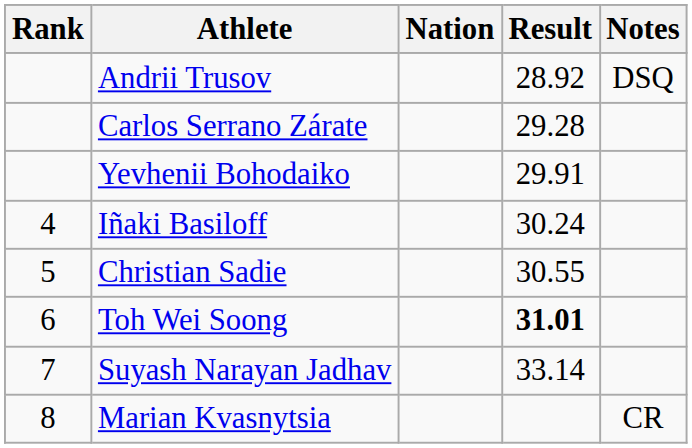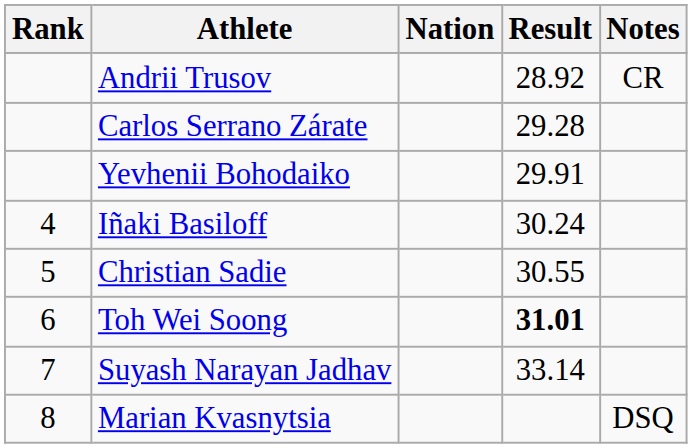(643, 77) DSQ -> (643, 77) CR
(643, 418) CR -> (643, 418) DSQ
